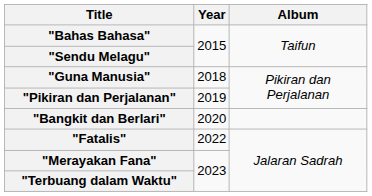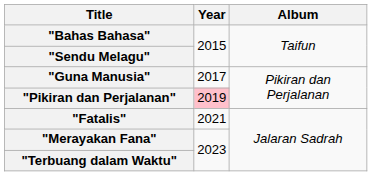(212, 77) 2018 -> (212, 77) 2017
(212, 98) no background -> (212, 98) pink background
- row: (99, 118)
(212, 139) 2022 -> (212, 118) 2021
